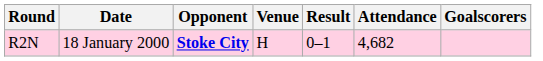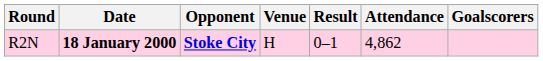(116, 42) normal -> (119, 42) bold
(376, 42) 4,682 -> (383, 42) 4,862
